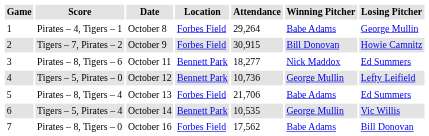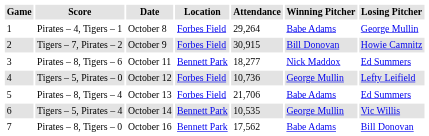(202, 78) Bennett Park -> (202, 78) Forbes Field
(202, 127) Forbes Field -> (202, 127) Bennett Park
